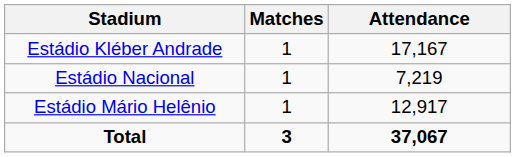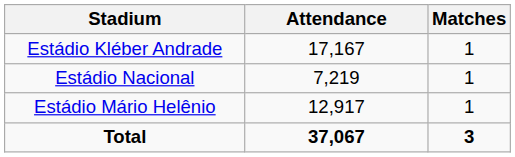columns swapped: (287, 19) <-> (419, 19)
